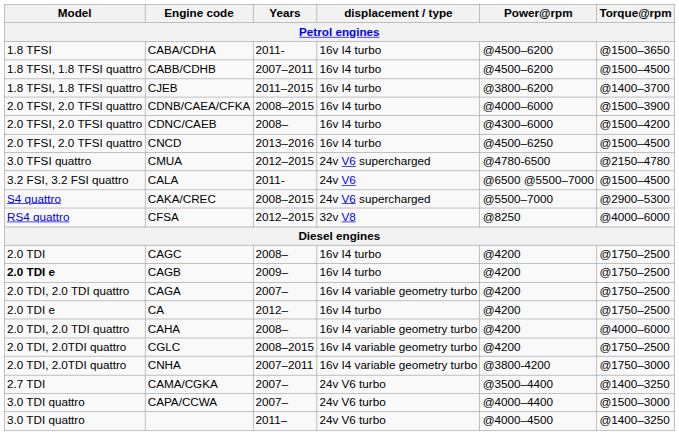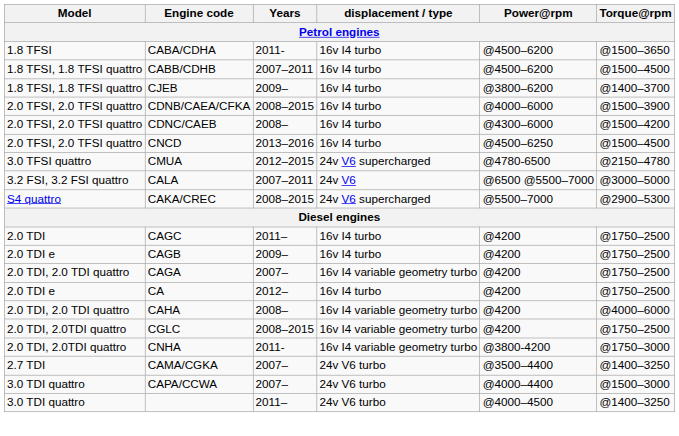(284, 87) 2011–2015 -> (272, 87) 2009–
(270, 180) 2011- -> (284, 180) 2007–2011
(635, 180) @1500–4500 -> (635, 180) @3000–5000
- row: (163, 217)
(272, 254) 2008– -> (271, 236) 2011–
(31, 273) bold -> (31, 254) normal
(284, 365) 2007–2011 -> (270, 347) 2011-
